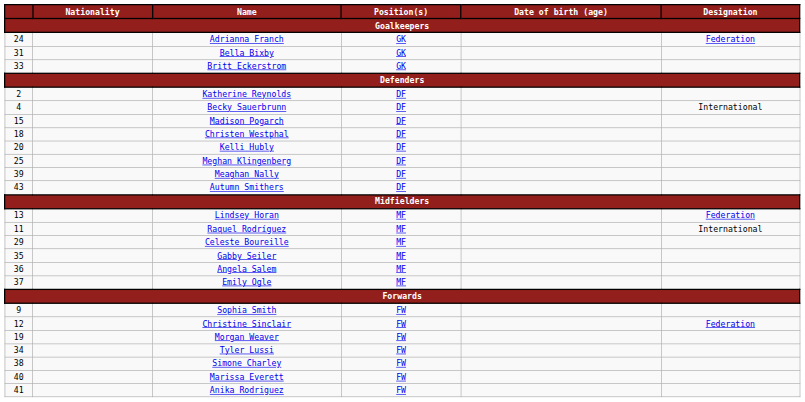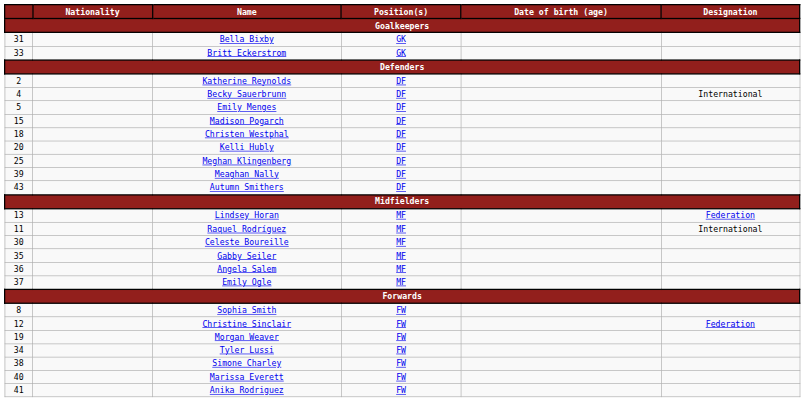- row: (247, 40)
+ row: (247, 108)
(19, 242) 29 -> (19, 242) 30
(19, 310) 9 -> (19, 310) 8
